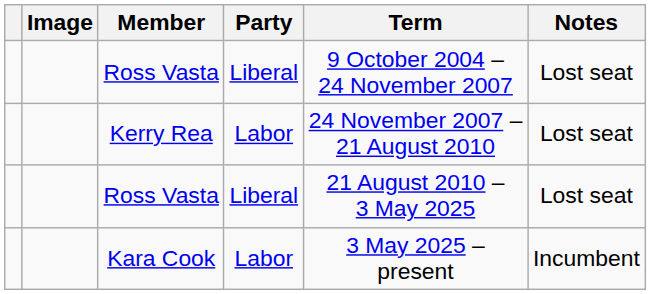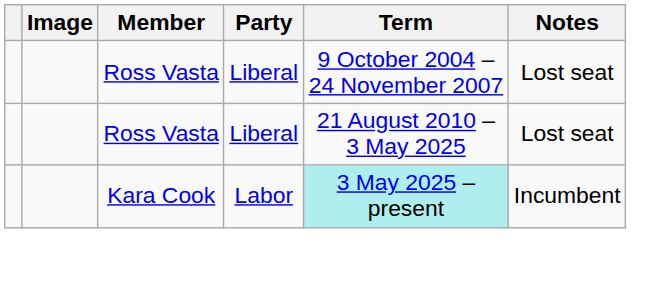- row: (161, 133)
(415, 257) no background -> (406, 195) paleturquoise background
